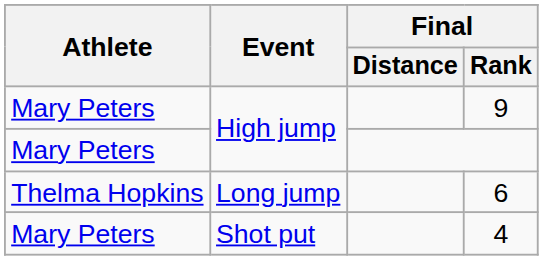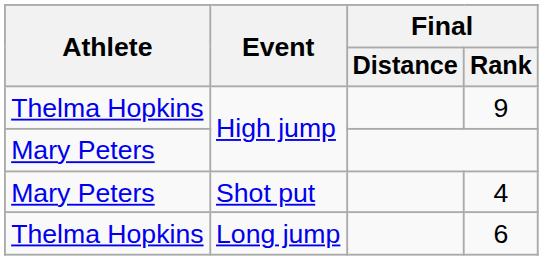(83, 108) Mary Peters -> (107, 108) Thelma Hopkins
rows swapped: (501, 192) <-> (501, 234)
